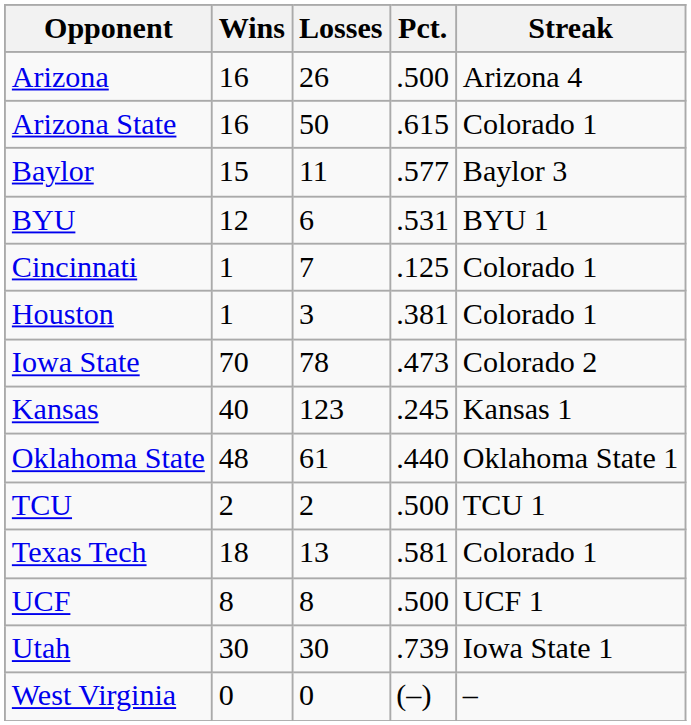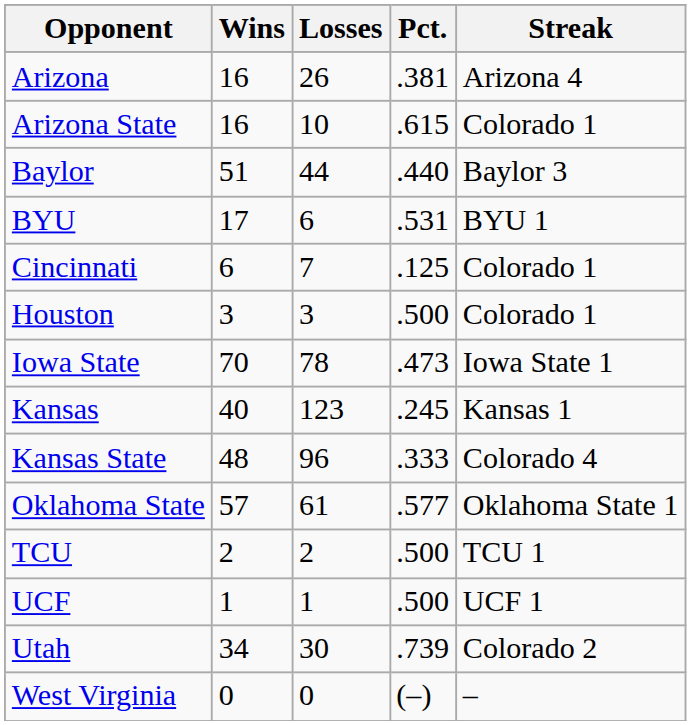(423, 76) .500 -> (423, 76) .381
(314, 123) 50 -> (314, 123) 10
(234, 171) 15 -> (234, 171) 51
(313, 171) 11 -> (314, 171) 44
(423, 171) .577 -> (423, 171) .440
(234, 219) 12 -> (234, 219) 17
(226, 266) 1 -> (226, 266) 6
(226, 314) 1 -> (226, 314) 3
(423, 314) .381 -> (423, 314) .500
(530, 362) Colorado 2 -> (538, 362) Iowa State 1
+ row: (89, 457)
(234, 457) 48 -> (234, 505) 57
(423, 457) .440 -> (423, 505) .577
- row: (79, 553)
(226, 600) 8 -> (226, 600) 1
(306, 600) 8 -> (306, 600) 1
(234, 648) 30 -> (234, 648) 34
(538, 648) Iowa State 1 -> (530, 648) Colorado 2
